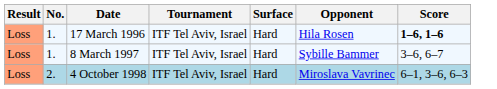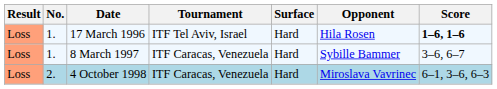(200, 53) ITF Tel Aviv, Israel -> (210, 53) ITF Caracas, Venezuela
(200, 73) ITF Tel Aviv, Israel -> (210, 73) ITF Caracas, Venezuela
